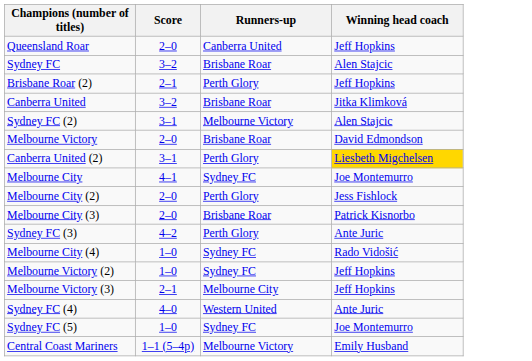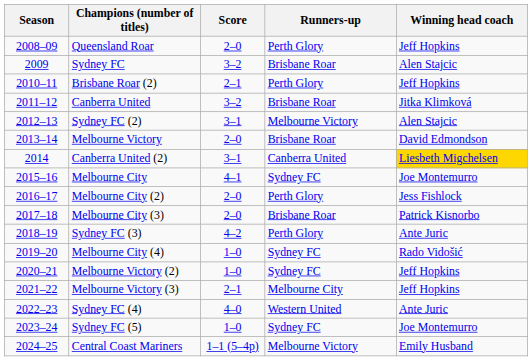+ column: (37, 20)
(242, 45) Canberra United -> (295, 45) Perth Glory
(231, 158) Perth Glory -> (307, 158) Canberra United
